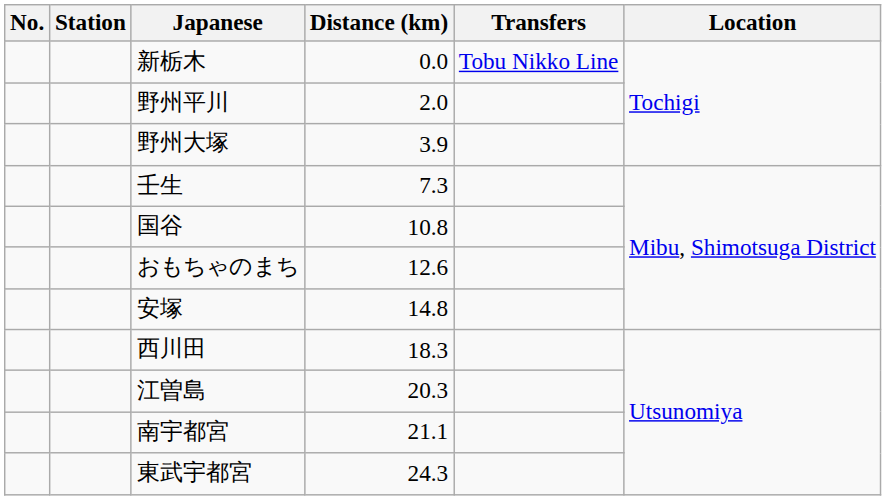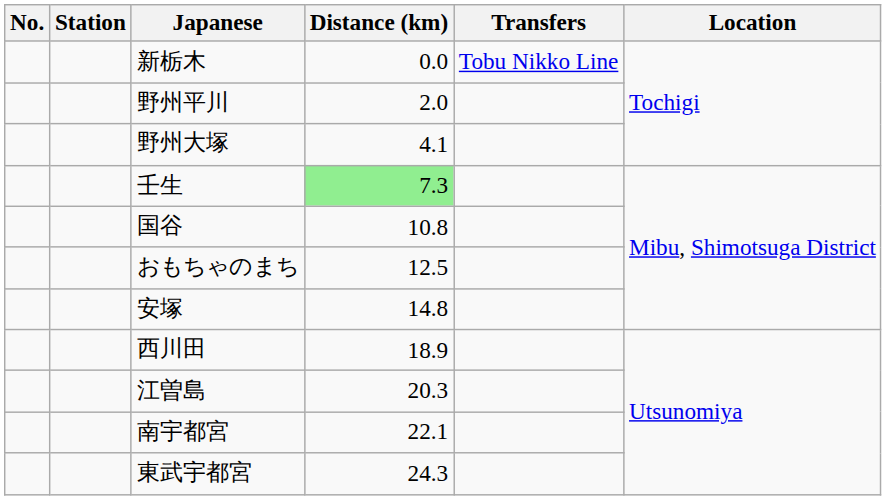(434, 144) 3.9 -> (434, 144) 4.1
(434, 185) no background -> (434, 185) lightgreen background
(428, 267) 12.6 -> (428, 267) 12.5
(428, 349) 18.3 -> (428, 349) 18.9
(428, 432) 21.1 -> (428, 432) 22.1
